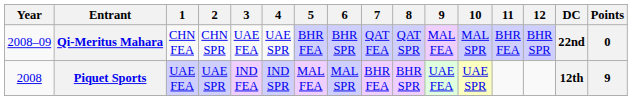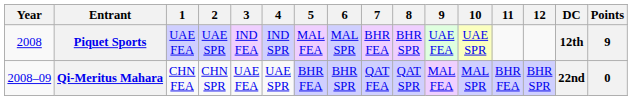rows swapped: (110, 77) <-> (110, 42)
